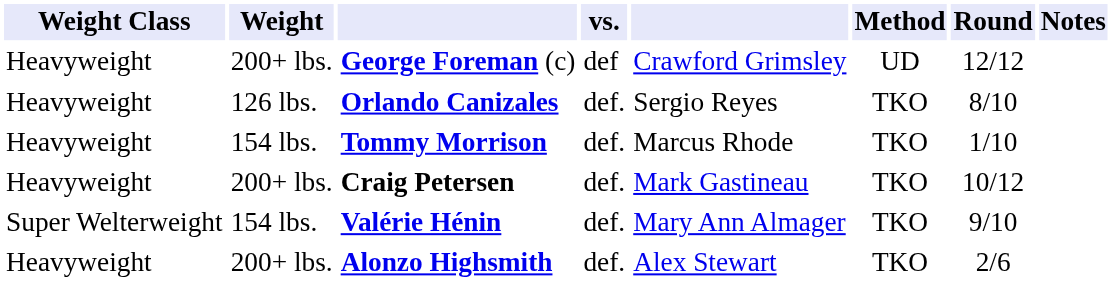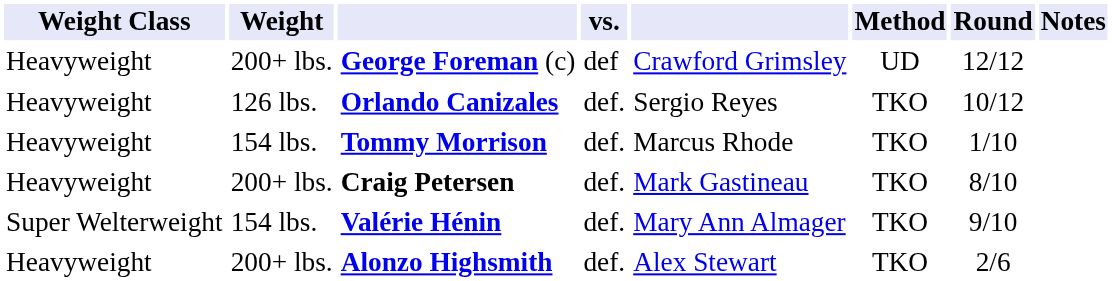(993, 102) 8/10 -> (993, 102) 10/12
(993, 182) 10/12 -> (993, 182) 8/10
